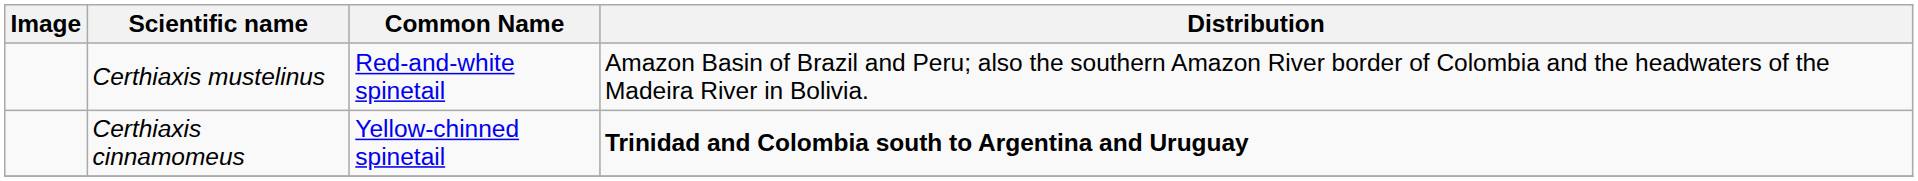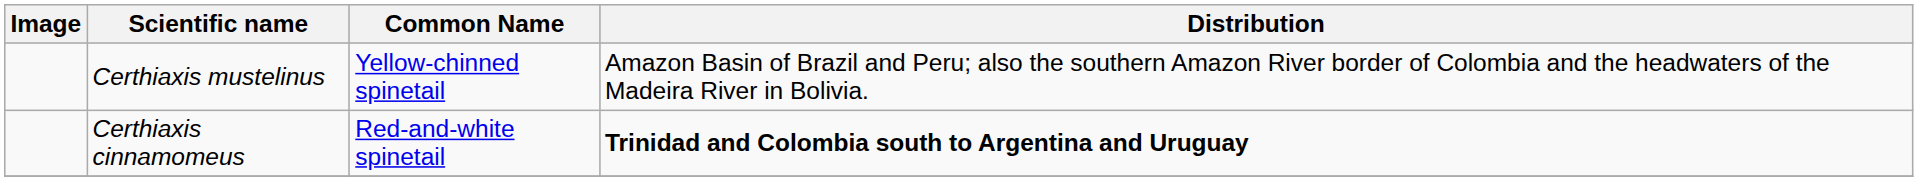(435, 76) Red-and-white spinetail -> (437, 76) Yellow-chinned spinetail
(437, 142) Yellow-chinned spinetail -> (435, 142) Red-and-white spinetail
